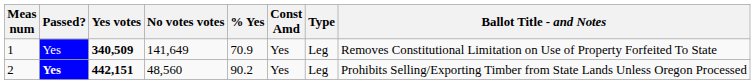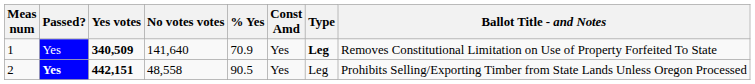(168, 49) 141,649 -> (168, 49) 141,640
(318, 49) normal -> (319, 49) bold
(165, 69) 48,560 -> (165, 69) 48,558
(242, 69) 90.2 -> (242, 69) 90.5
